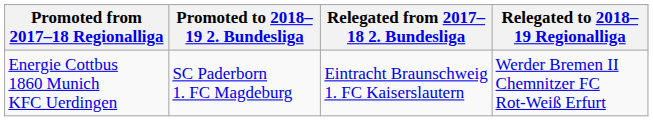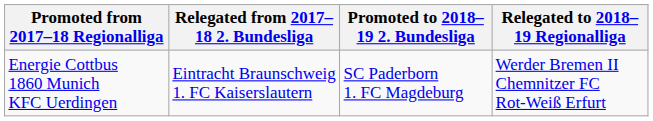columns swapped: (406, 27) <-> (244, 27)
